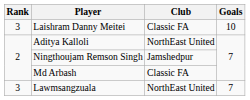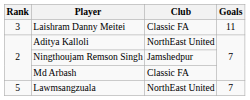(231, 27) 10 -> (231, 27) 11
(18, 88) 3 -> (18, 88) 5
